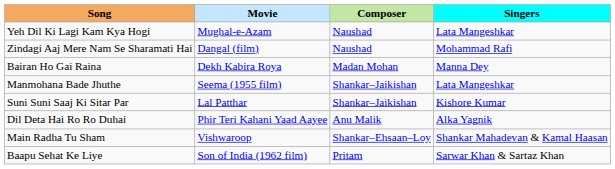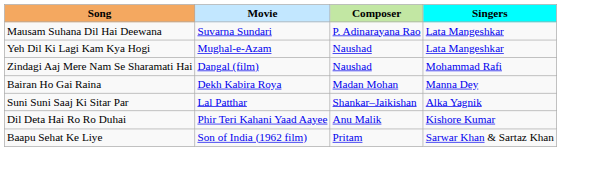+ row: (84, 31)
- row: (64, 84)
(471, 102) Kishore Kumar -> (454, 102) Alka Yagnik
(464, 119) Alka Yagnik -> (460, 119) Kishore Kumar
- row: (56, 137)
